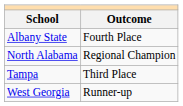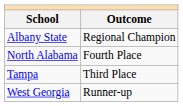(112, 37) Fourth Place -> (129, 37) Regional Champion
(129, 56) Regional Champion -> (112, 56) Fourth Place
